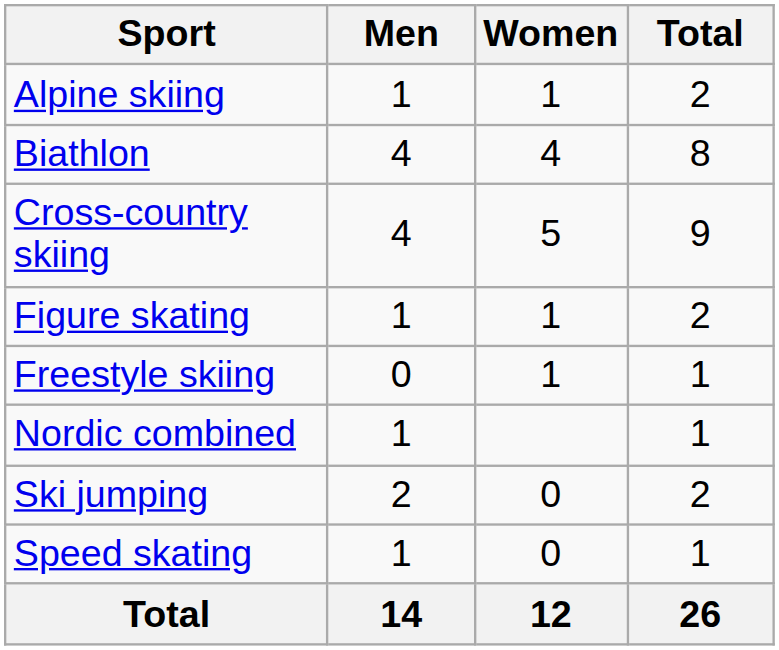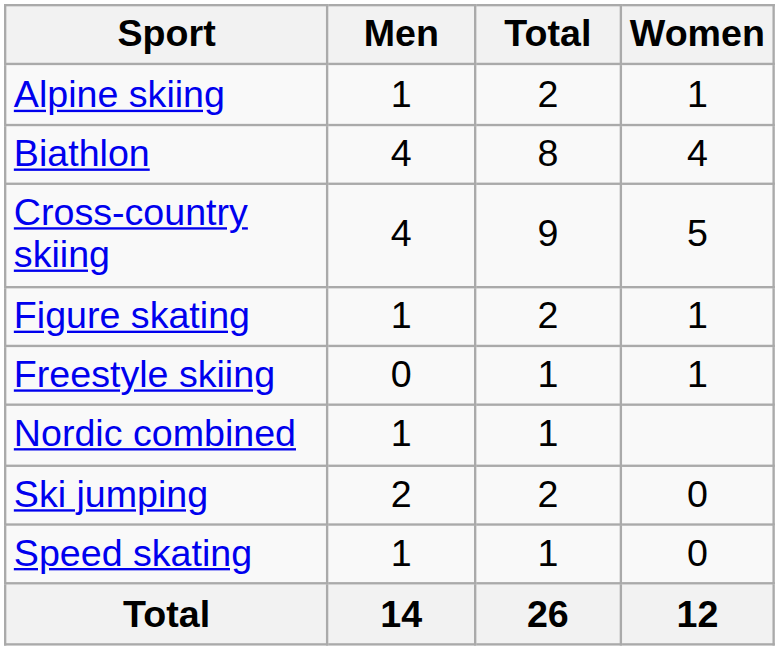columns swapped: (551, 34) <-> (700, 34)
